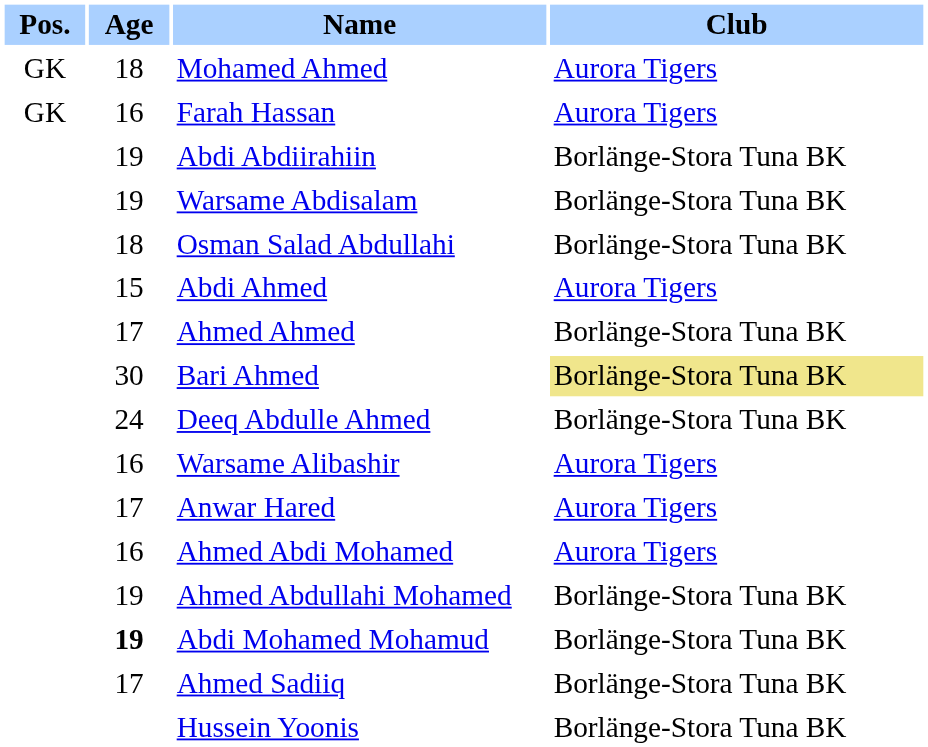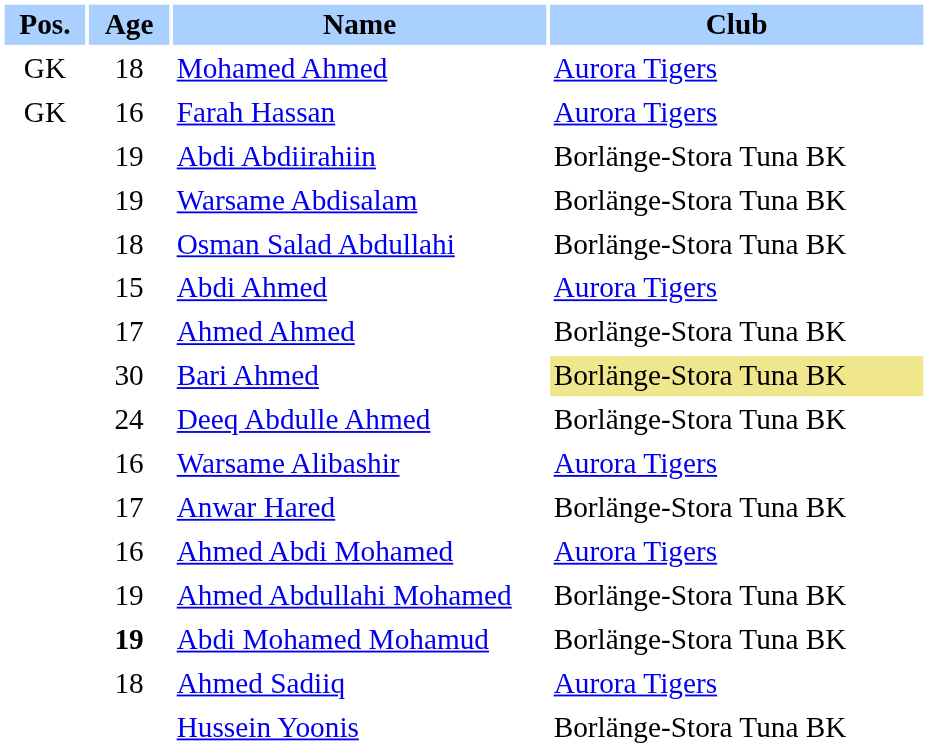(635, 507) Aurora Tigers -> (700, 507) Borlänge-Stora Tuna BK
(129, 683) 17 -> (129, 683) 18
(700, 683) Borlänge-Stora Tuna BK -> (635, 683) Aurora Tigers
